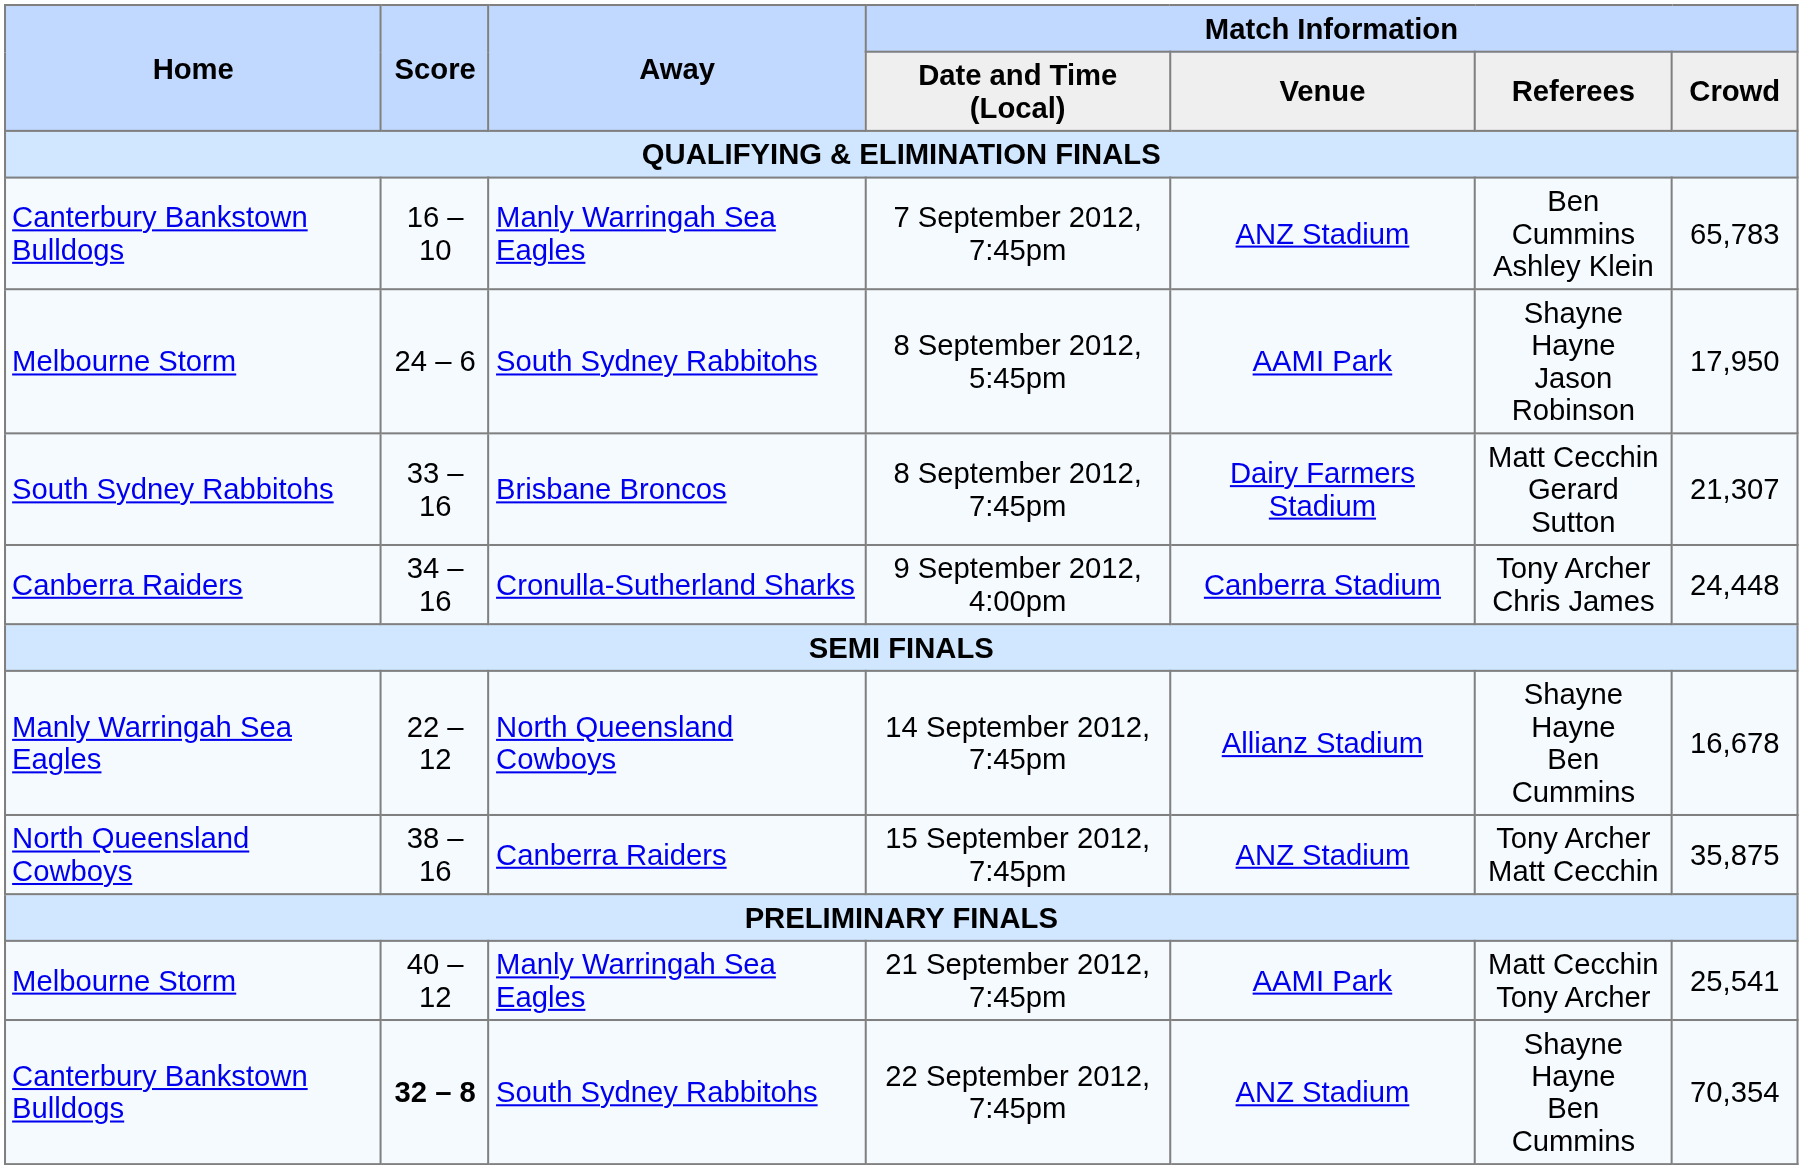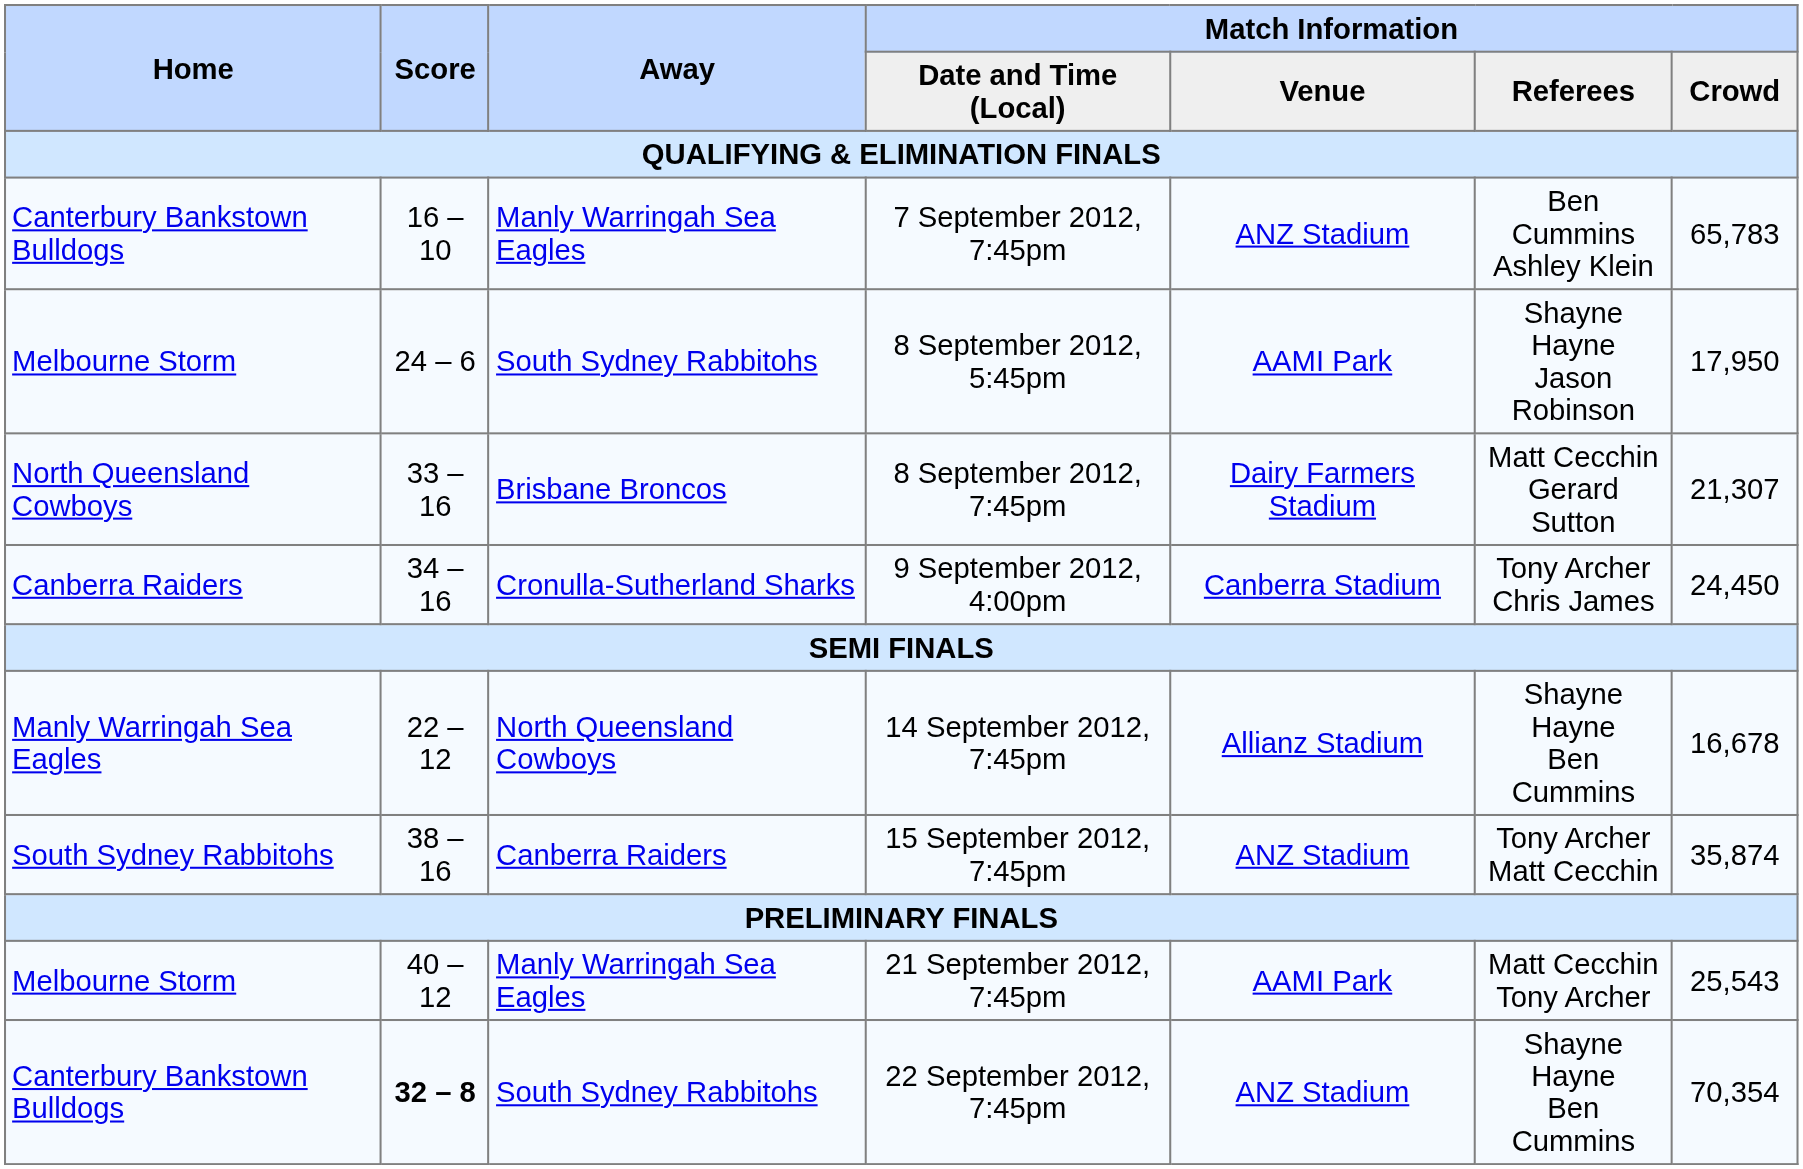(173, 489) South Sydney Rabbitohs -> (131, 489) North Queensland Cowboys
(1735, 585) 24,448 -> (1735, 585) 24,450
(131, 855) North Queensland Cowboys -> (173, 855) South Sydney Rabbitohs
(1735, 855) 35,875 -> (1735, 855) 35,874
(1735, 980) 25,541 -> (1735, 980) 25,543
